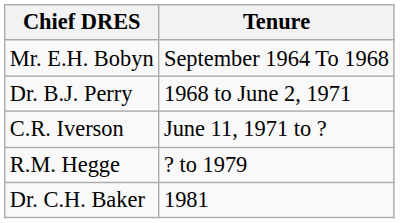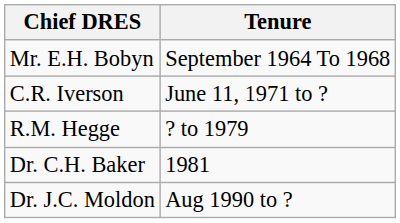- row: (71, 93)
+ row: (82, 199)
